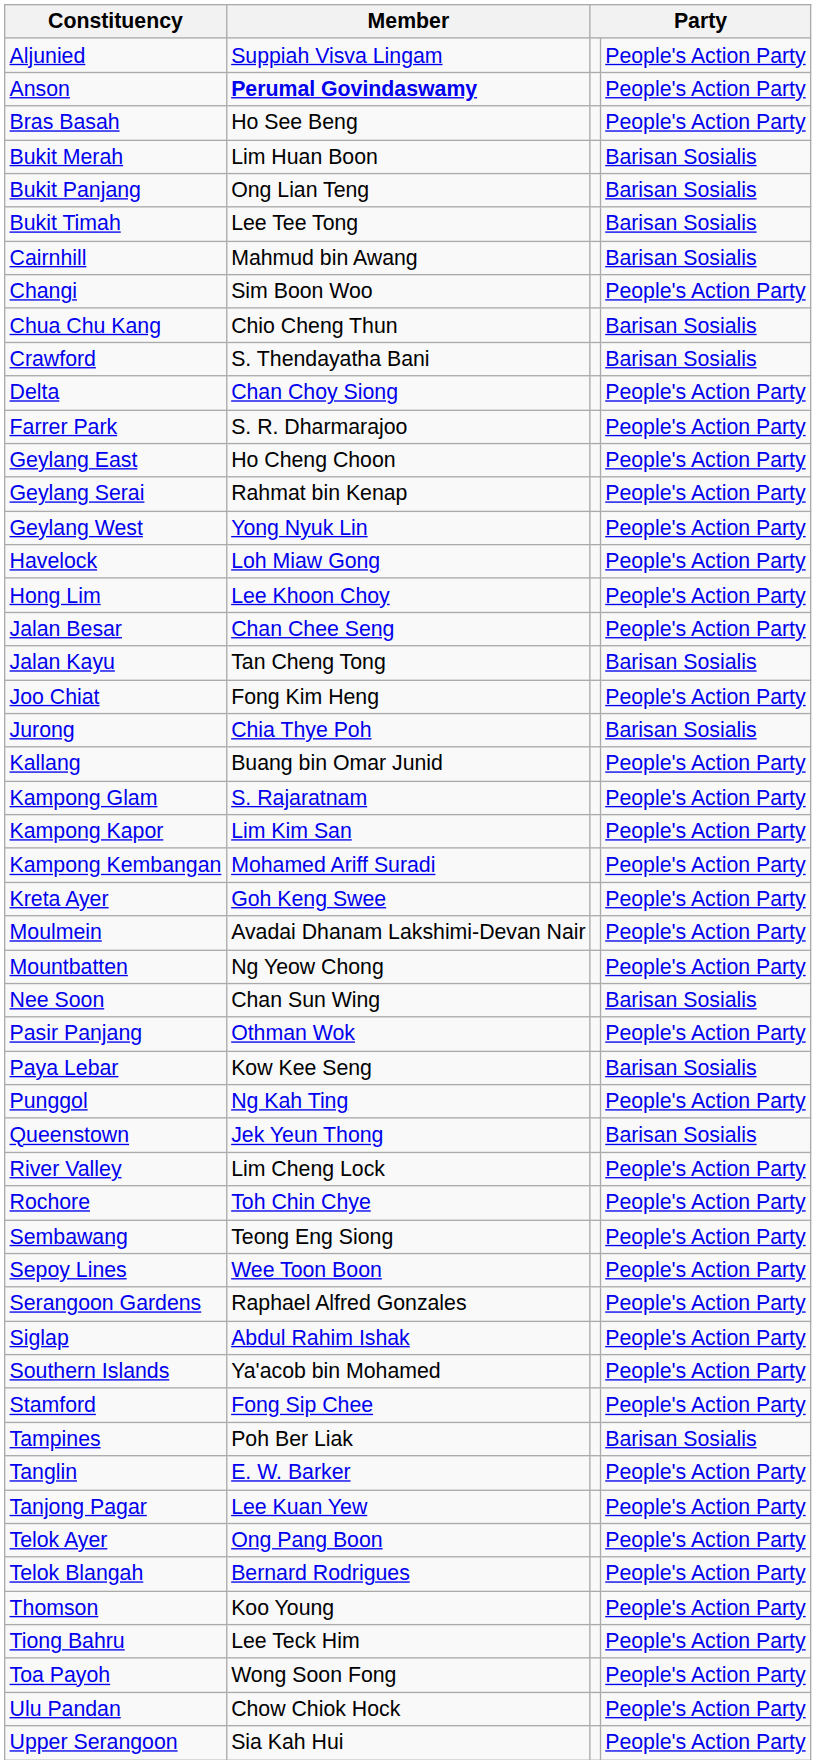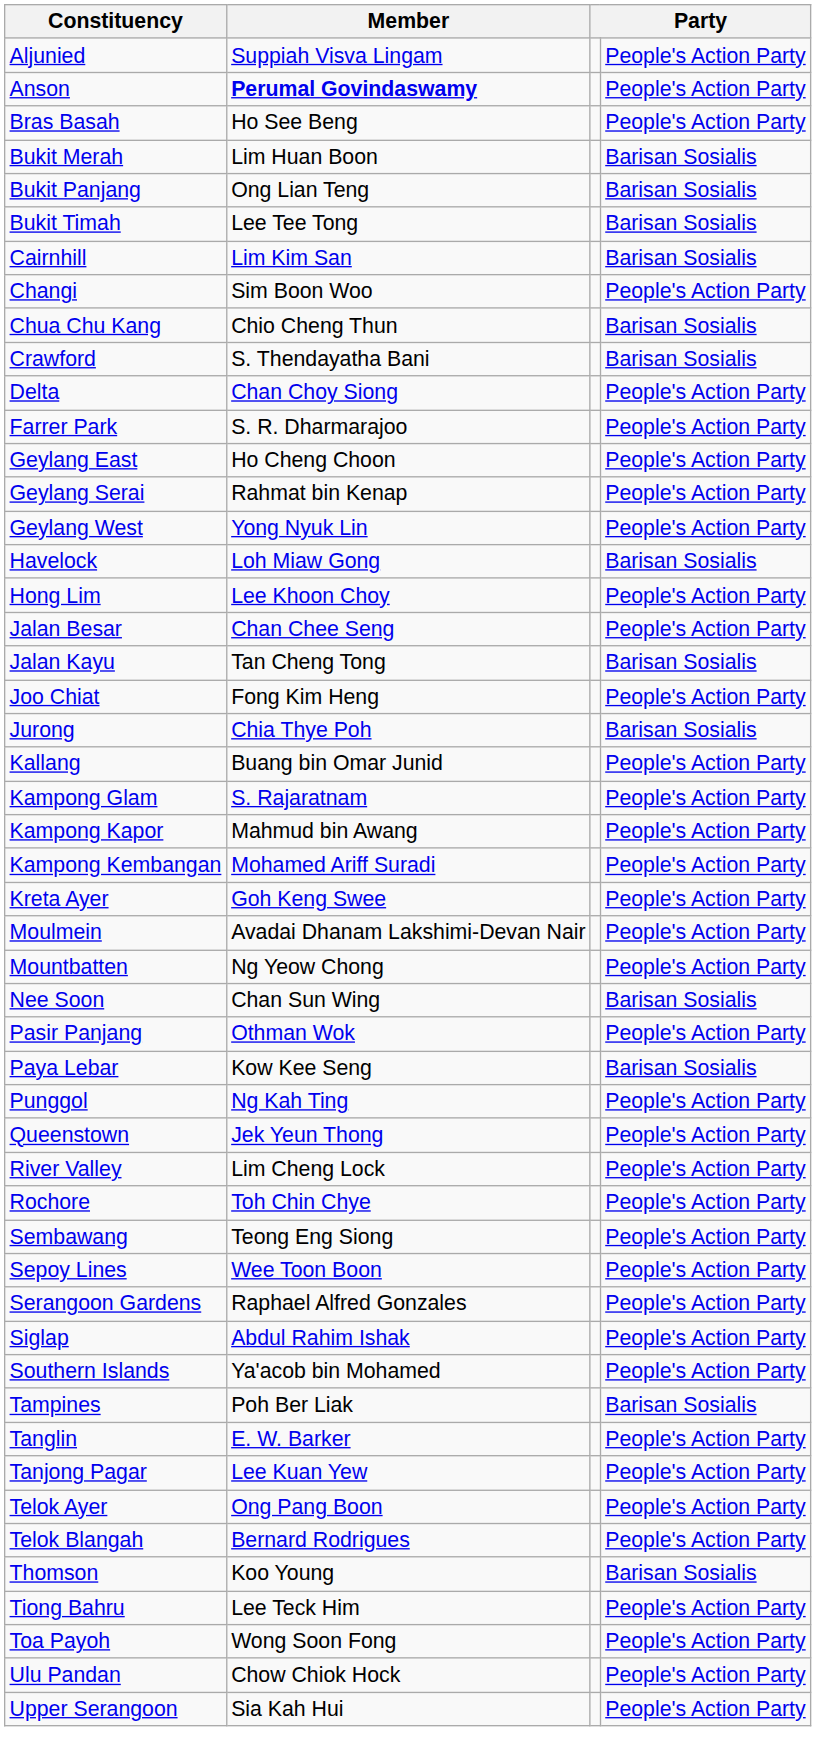(324, 257) Mahmud bin Awang -> (291, 257) Lim Kim San
(705, 561) People's Action Party -> (681, 561) Barisan Sosialis
(291, 831) Lim Kim San -> (324, 831) Mahmud bin Awang
(681, 1135) Barisan Sosialis -> (705, 1135) People's Action Party
- row: (53, 1405)
(705, 1607) People's Action Party -> (681, 1573) Barisan Sosialis
